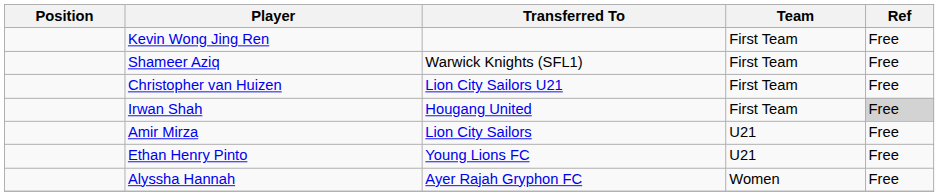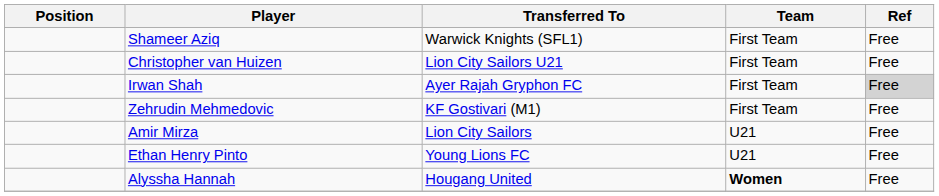- row: (199, 39)
(479, 109) Hougang United -> (504, 86) Ayer Rajah Gryphon FC
+ row: (201, 109)
(504, 179) Ayer Rajah Gryphon FC -> (479, 179) Hougang United
(754, 179) normal -> (756, 179) bold
